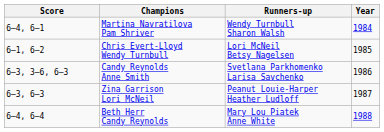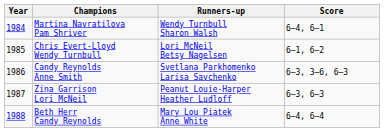columns swapped: (365, 11) <-> (52, 11)
